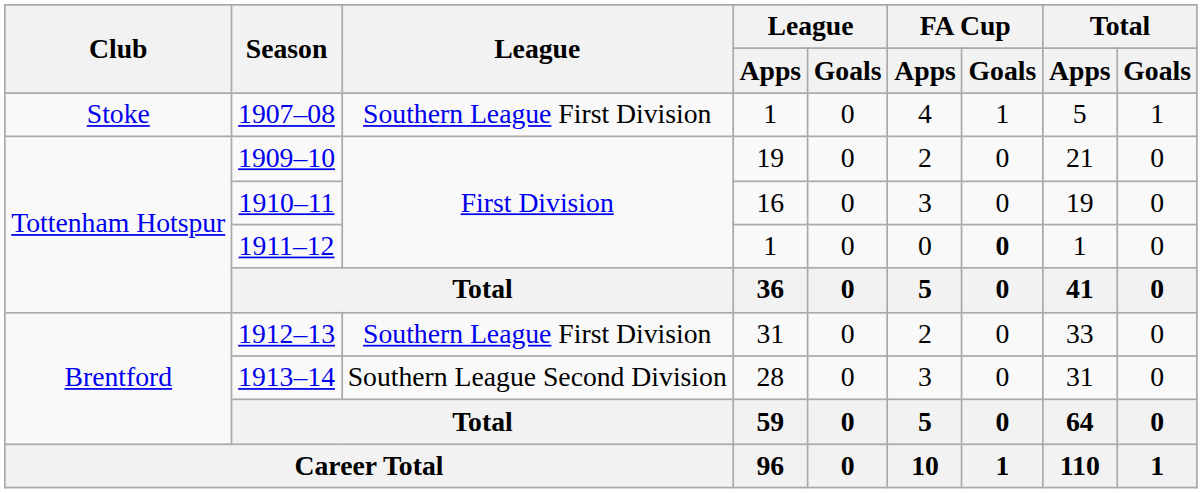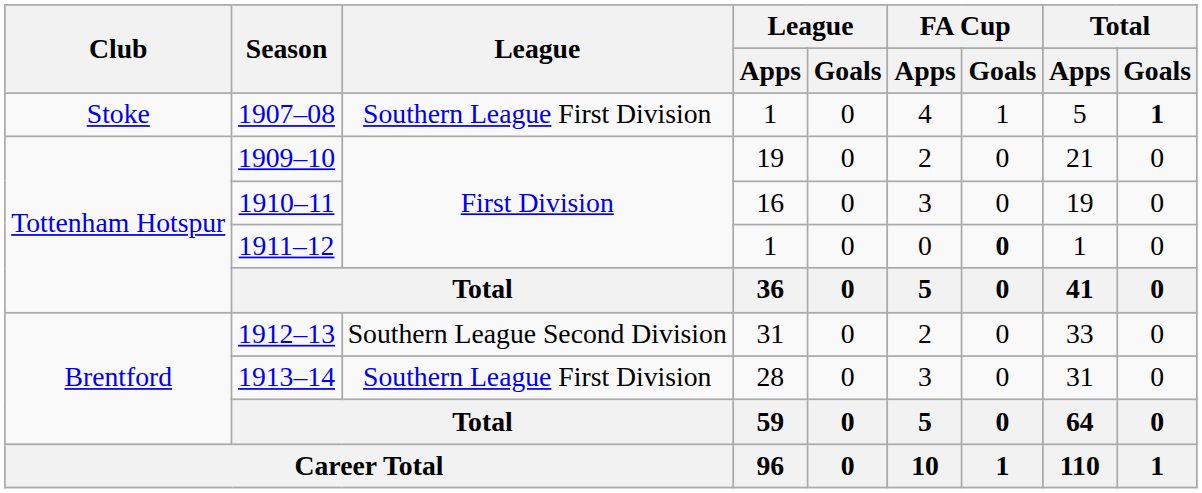(1157, 114) normal -> (1157, 114) bold
(537, 333) Southern League First Division -> (537, 333) Southern League Second Division
(537, 377) Southern League Second Division -> (537, 377) Southern League First Division
